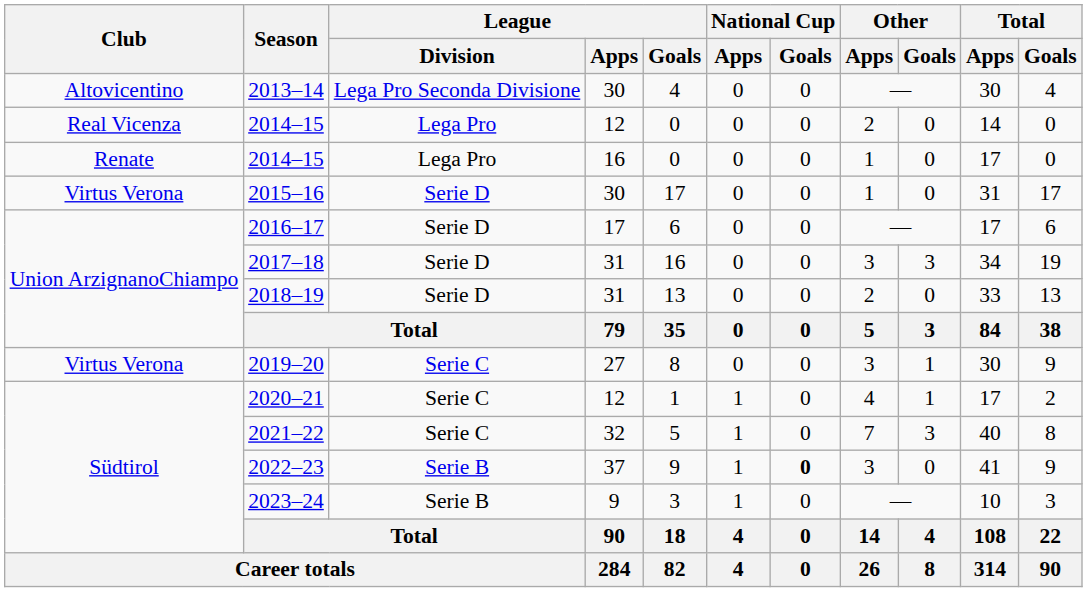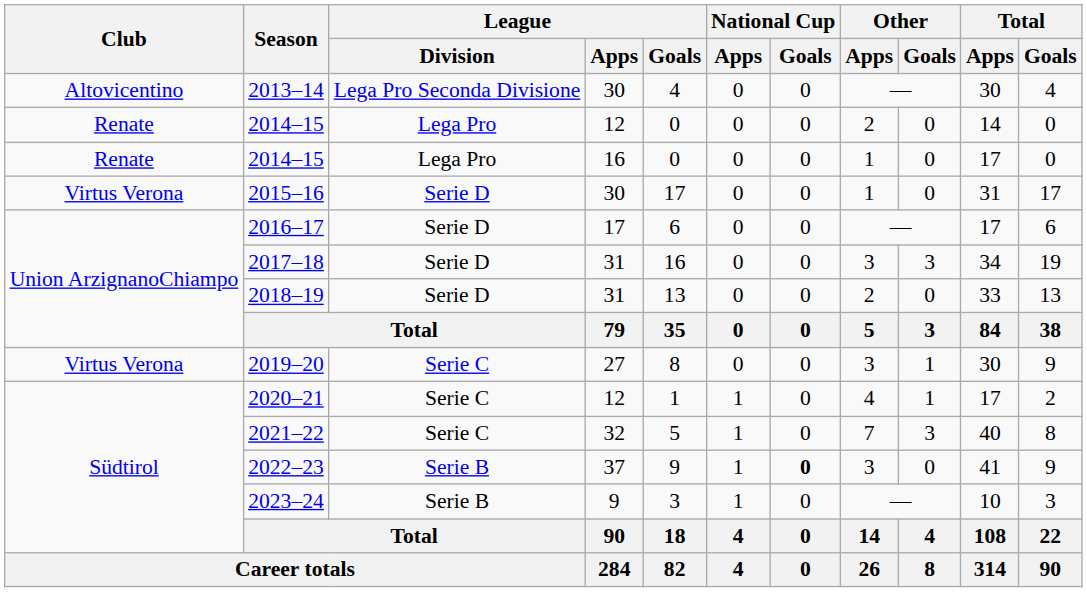(124, 124) Real Vicenza -> (124, 124) Renate
